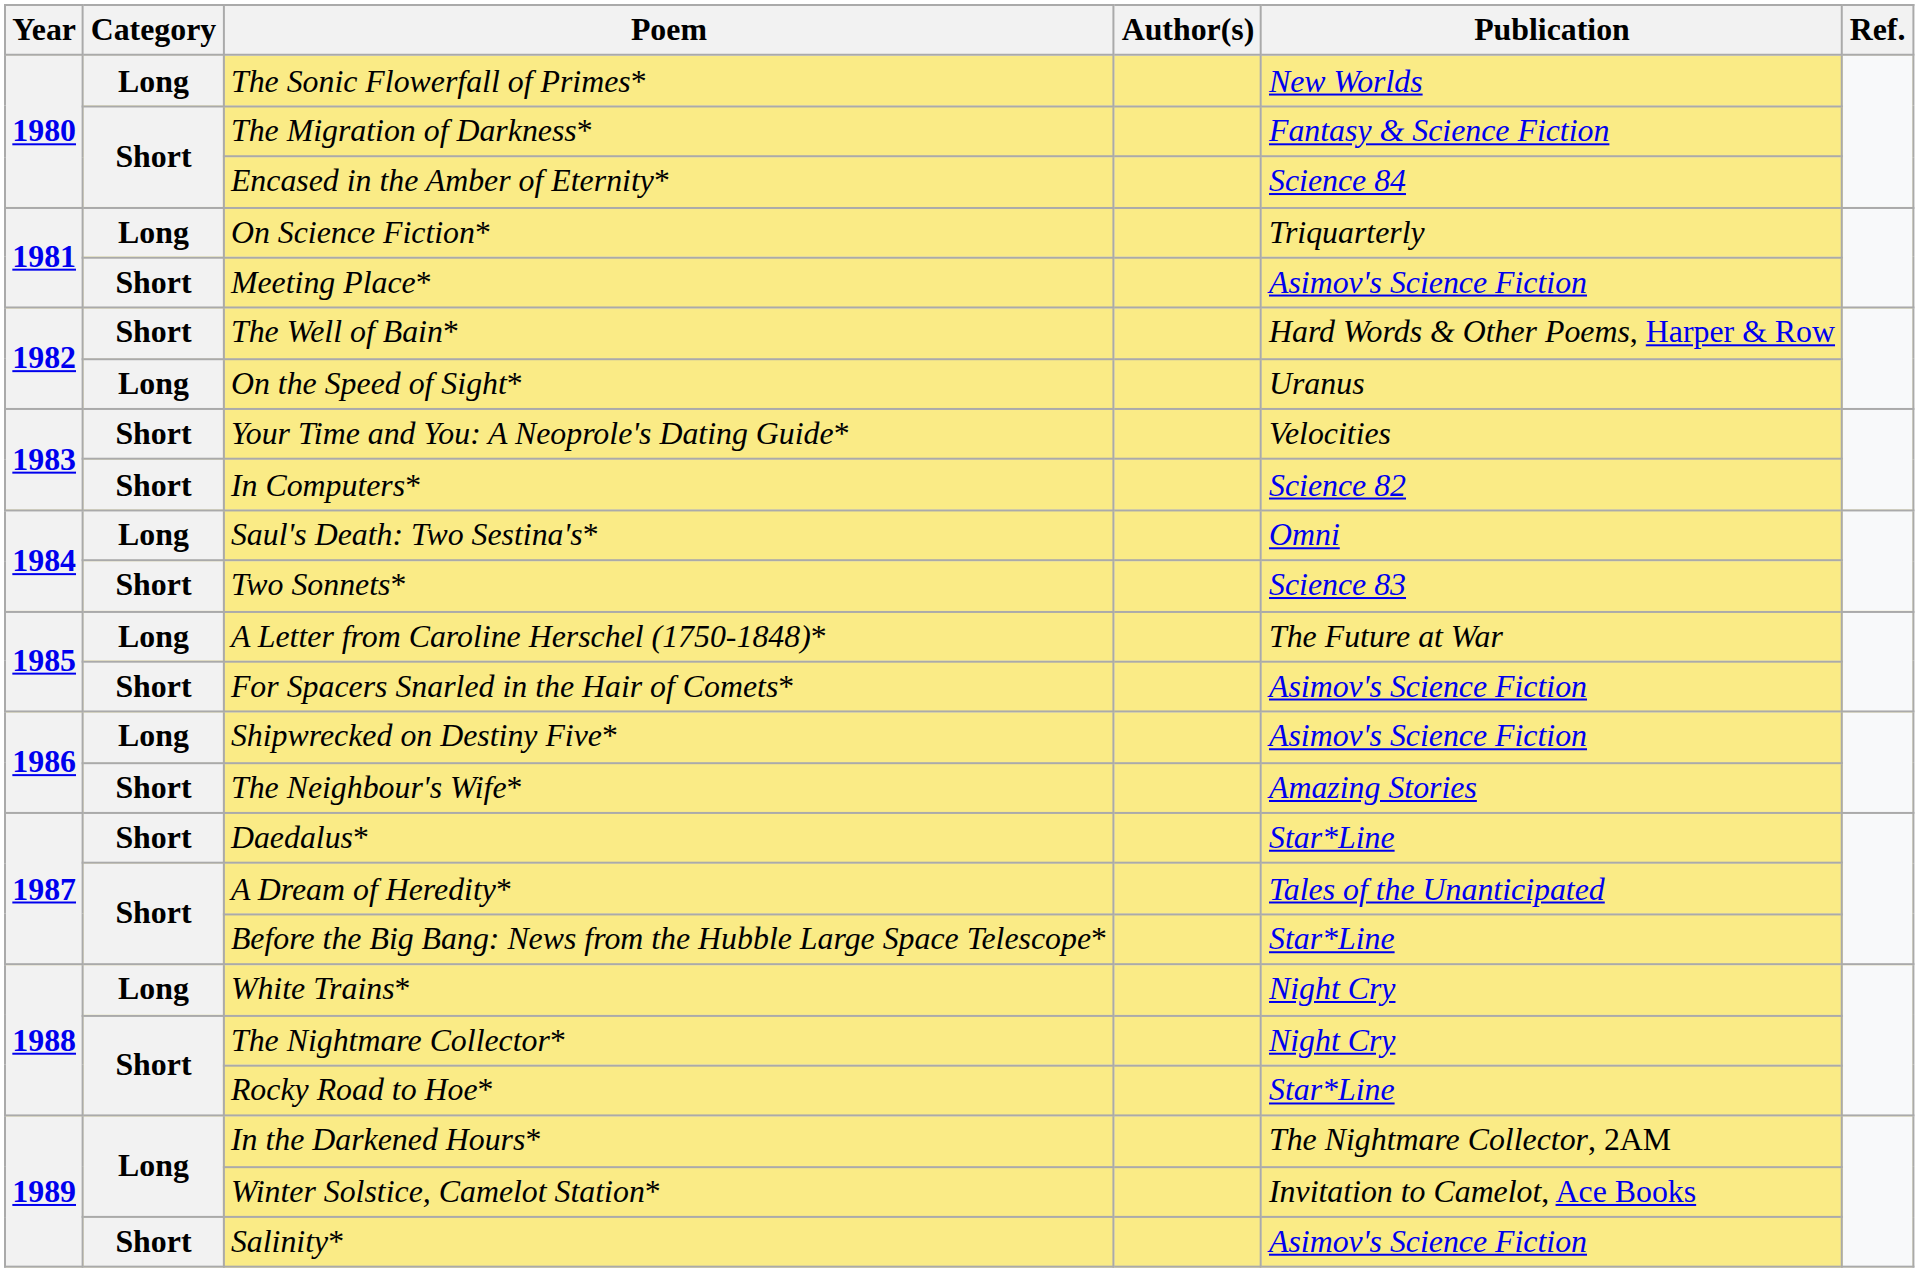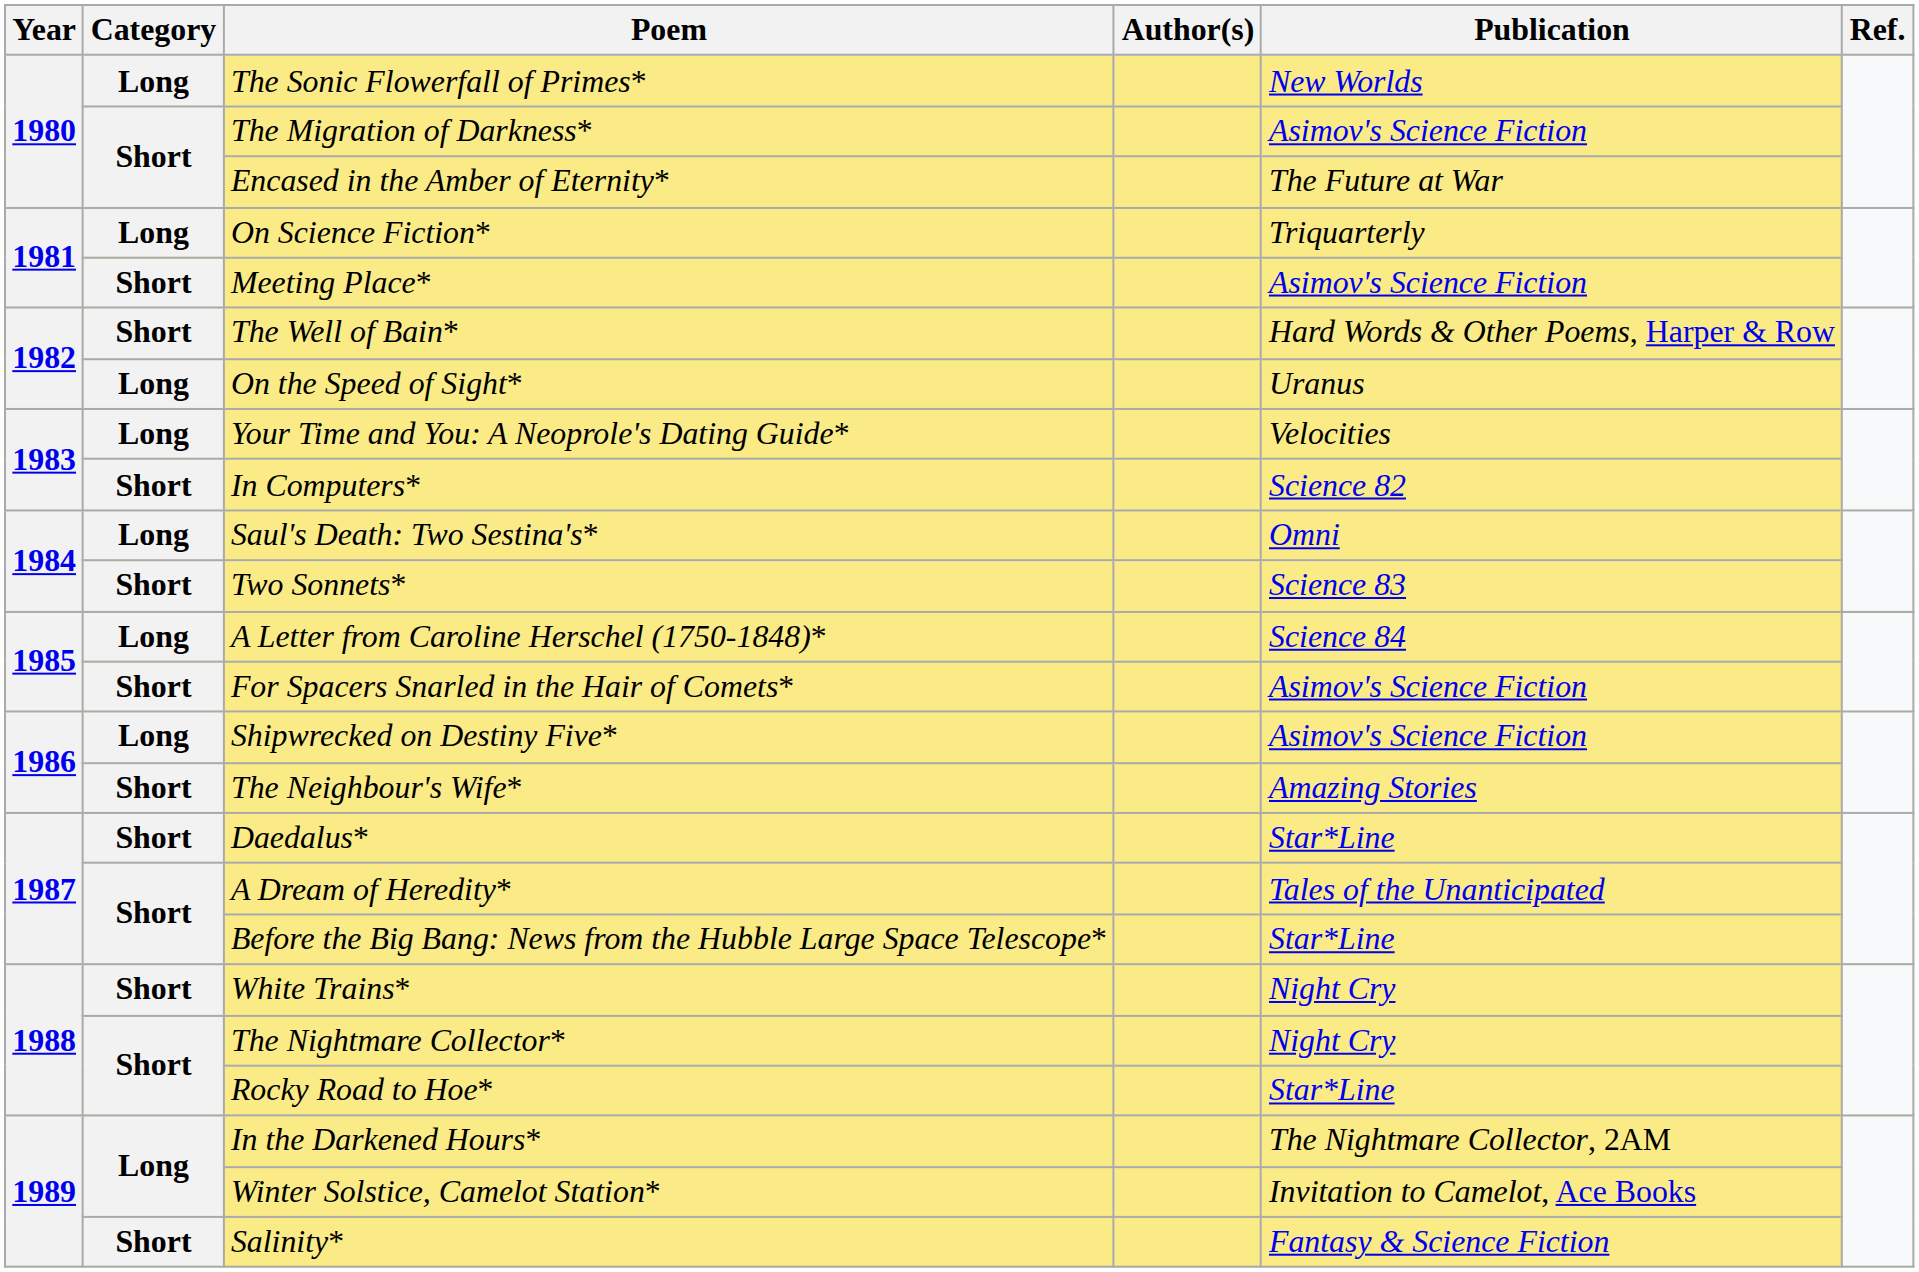(1439, 130) Fantasy & Science Fiction -> (1428, 130) Asimov's Science Fiction
(1338, 181) Science 84 -> (1386, 181) The Future at War
(153, 433) Short -> (153, 433) Long
(1386, 635) The Future at War -> (1338, 635) Science 84
(153, 989) Long -> (153, 989) Short
(1428, 1241) Asimov's Science Fiction -> (1439, 1241) Fantasy & Science Fiction
